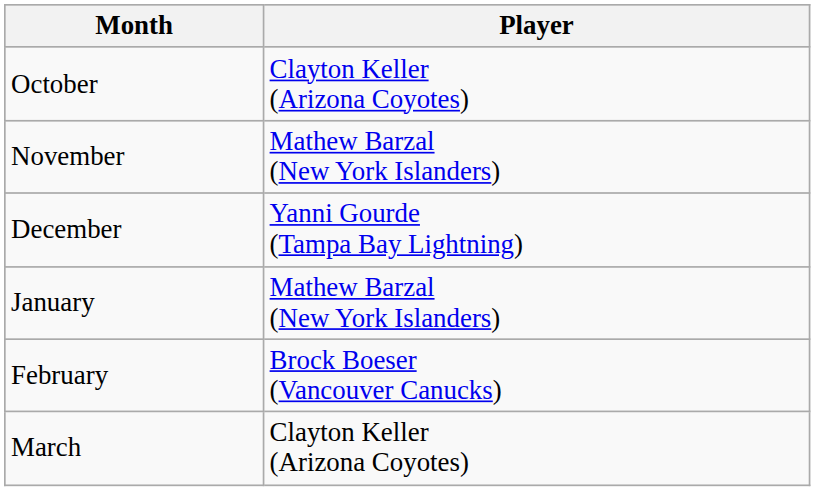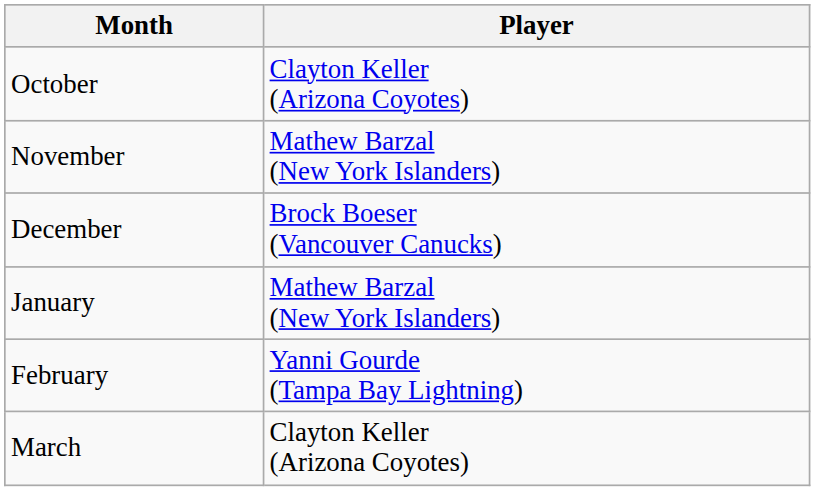(396, 229) Yanni Gourde (Tampa Bay Lightning) -> (386, 229) Brock Boeser (Vancouver Canucks)
(386, 375) Brock Boeser (Vancouver Canucks) -> (396, 375) Yanni Gourde (Tampa Bay Lightning)
